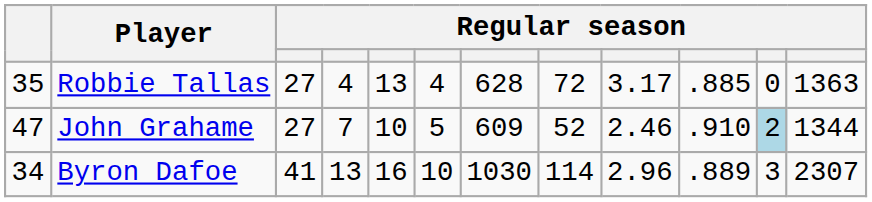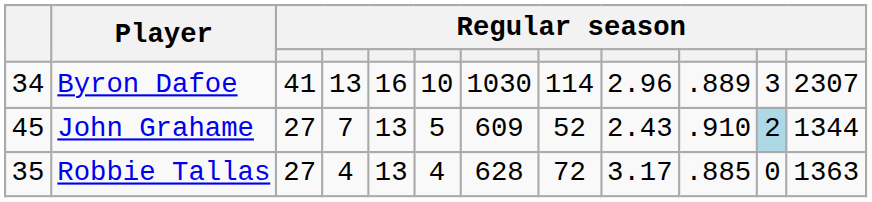rows swapped: (147, 174) <-> (164, 85)
(28, 129) 47 -> (28, 129) 45
(391, 129) 10 -> (391, 129) 13
(640, 129) 2.46 -> (640, 129) 2.43
